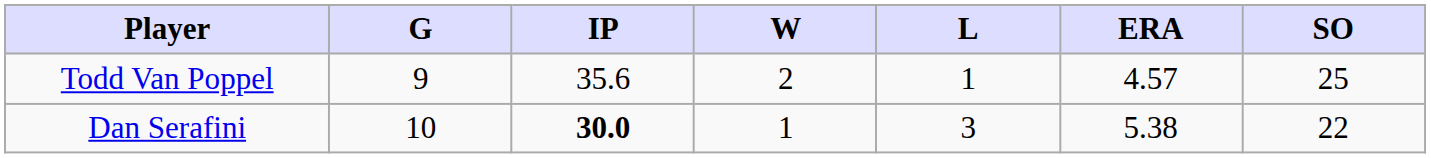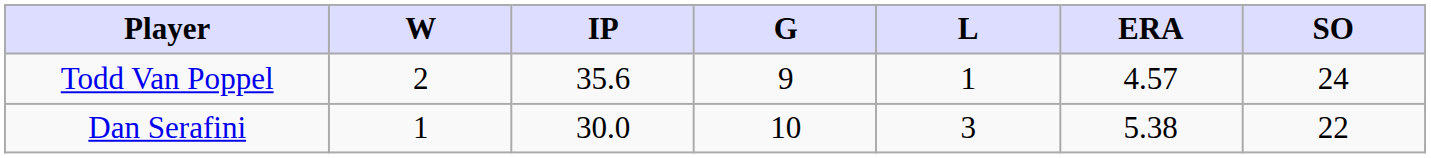columns swapped: (421, 29) <-> (786, 29)
(1333, 78) 25 -> (1333, 78) 24
(603, 127) bold -> (603, 127) normal
